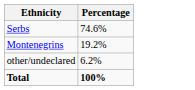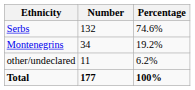+ column: (106, 12)
